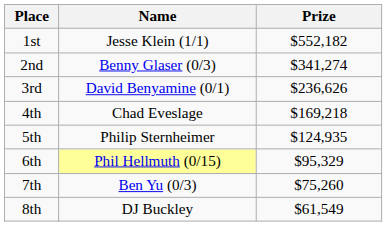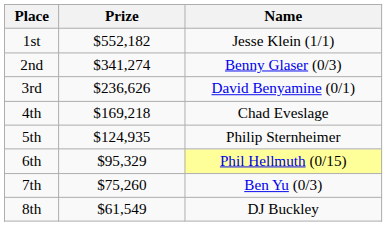columns swapped: (157, 16) <-> (319, 16)
